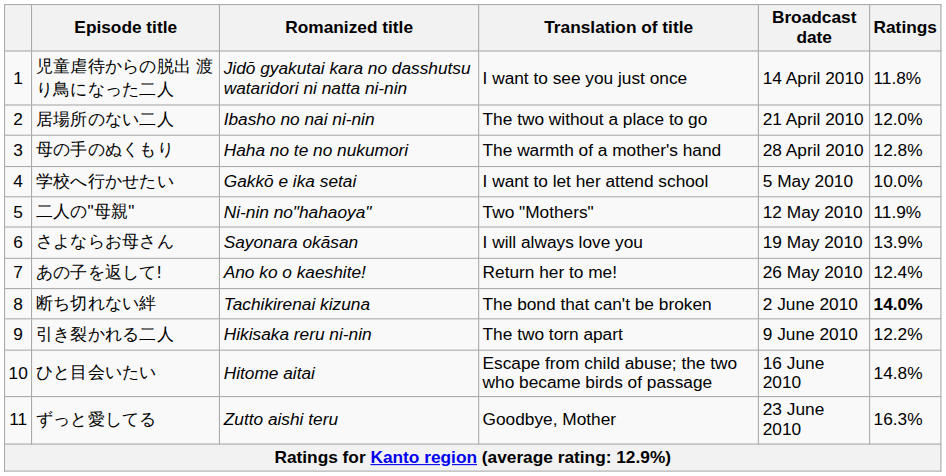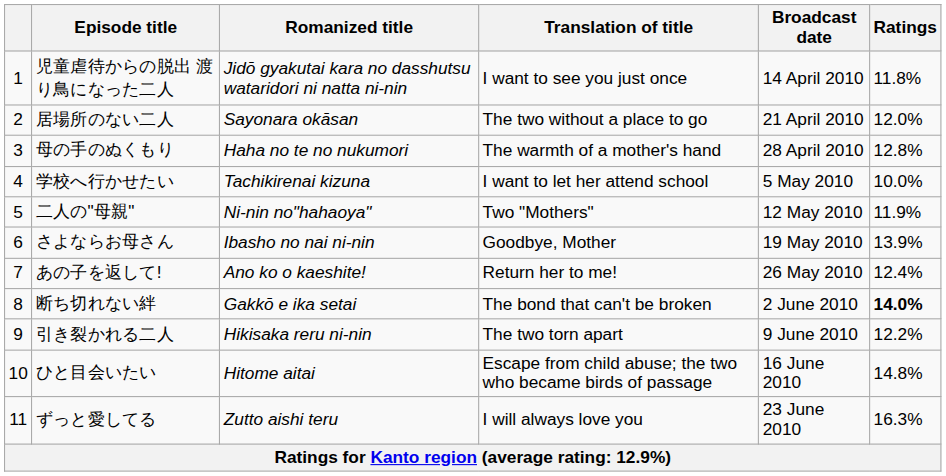(299, 119) Ibasho no nai ni-nin -> (291, 119) Sayonara okāsan
(290, 181) Gakkō e ika setai -> (297, 181) Tachikirenai kizuna
(291, 242) Sayonara okāsan -> (299, 242) Ibasho no nai ni-nin
(563, 242) I will always love you -> (549, 242) Goodbye, Mother
(297, 303) Tachikirenai kizuna -> (290, 303) Gakkō e ika setai
(549, 420) Goodbye, Mother -> (563, 420) I will always love you
